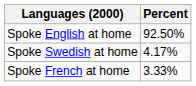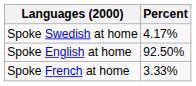rows swapped: (69, 33) <-> (72, 53)
